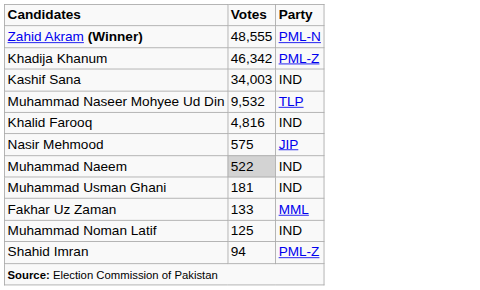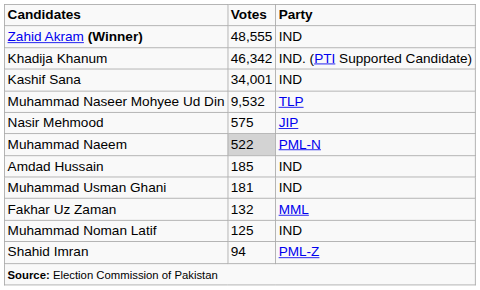(300, 36) PML-N -> (290, 36) IND
(299, 58) PML-Z -> (375, 58) IND. (PTI Supported Candidate)
(252, 79) 34,003 -> (252, 79) 34,001
- row: (50, 123)
(290, 166) IND -> (300, 144) PML-N
+ row: (56, 166)
(242, 209) 133 -> (242, 209) 132
